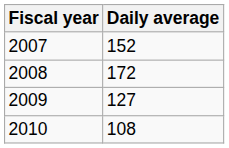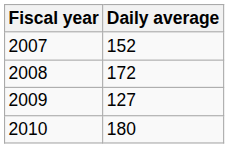(121, 128) 108 -> (121, 128) 180
